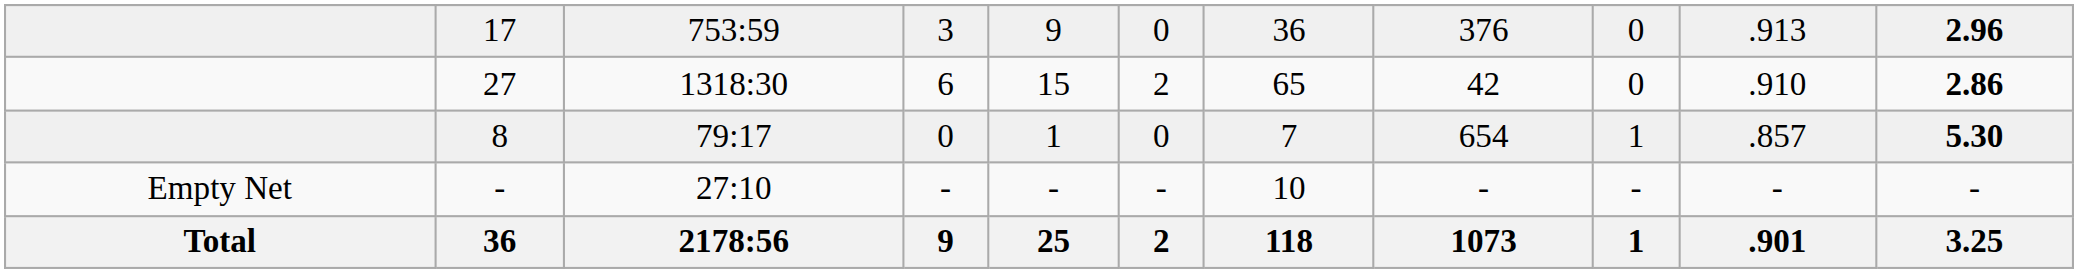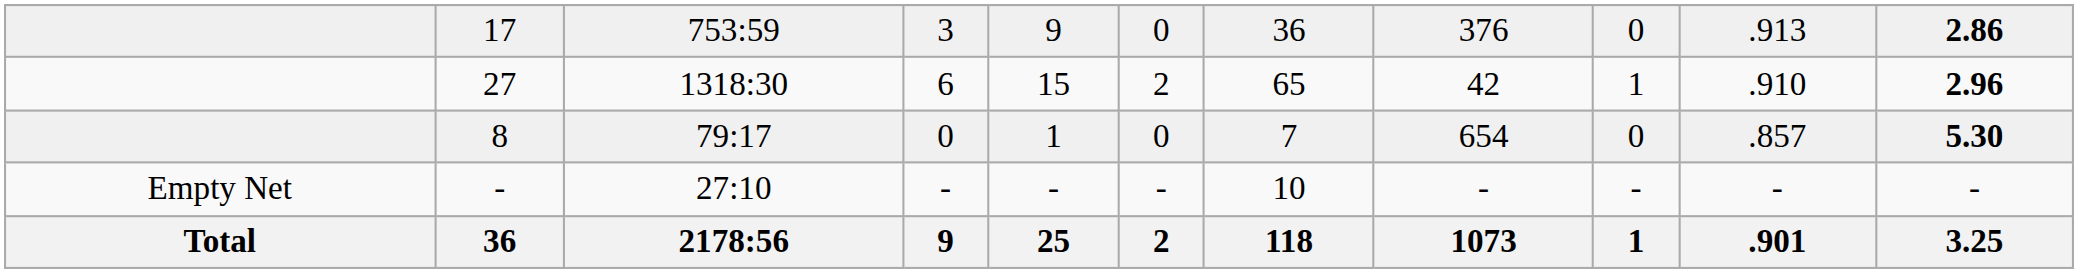(1974, 30) 2.96 -> (1974, 30) 2.86
(1636, 83) 0 -> (1636, 83) 1
(1974, 83) 2.86 -> (1974, 83) 2.96
(1636, 135) 1 -> (1636, 135) 0
